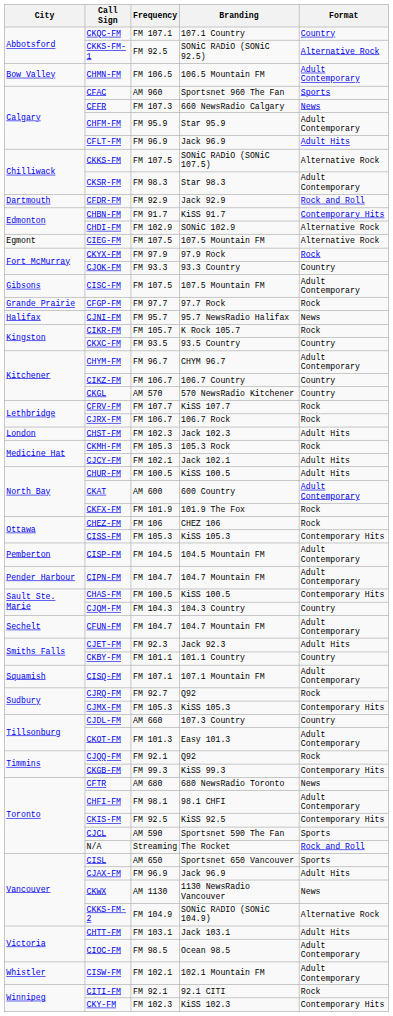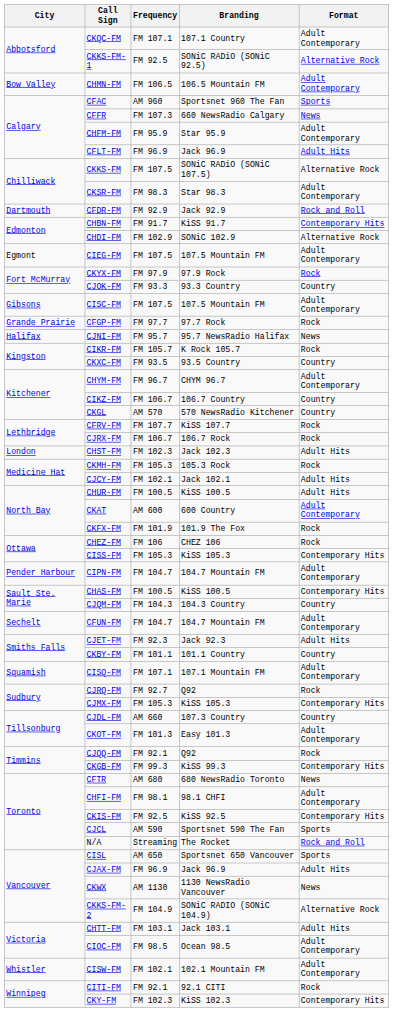(318, 34) Country -> (330, 39) Adult Contemporary
(340, 241) Alternative Rock -> (330, 255) Adult Contemporary
- row: (104, 555)
